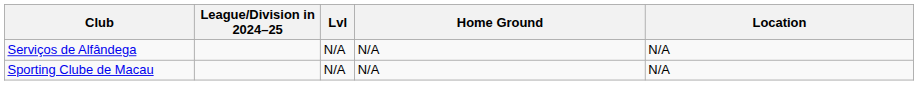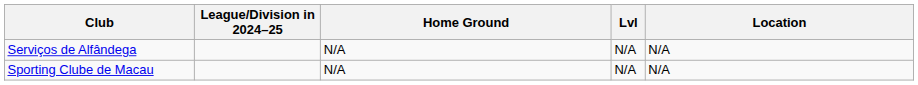columns swapped: (338, 22) <-> (500, 22)
